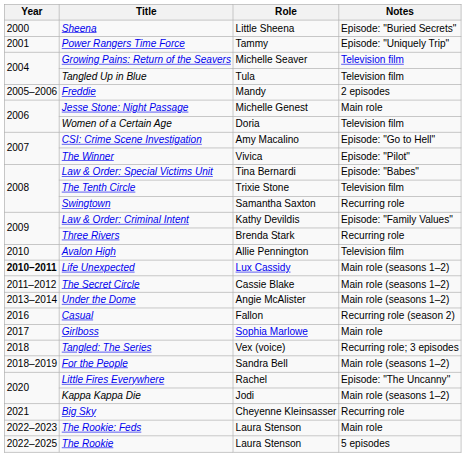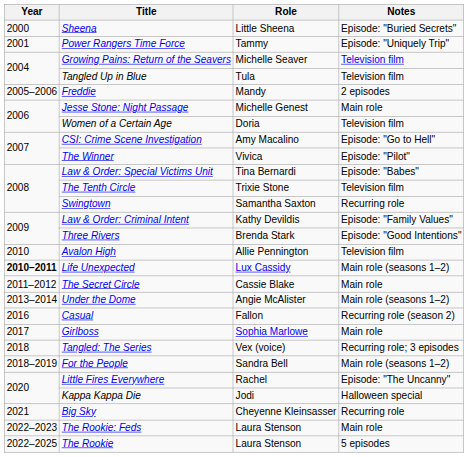(373, 236) Recurring role -> (401, 236) Episode: "Good Intentions"
(395, 284) Main role (seasons 1–2) -> (362, 284) Main role
(395, 396) Main role (seasons 1–2) -> (382, 396) Halloween special
